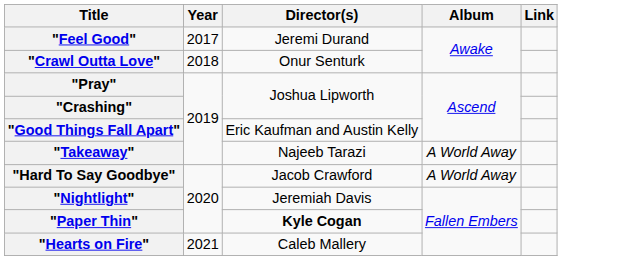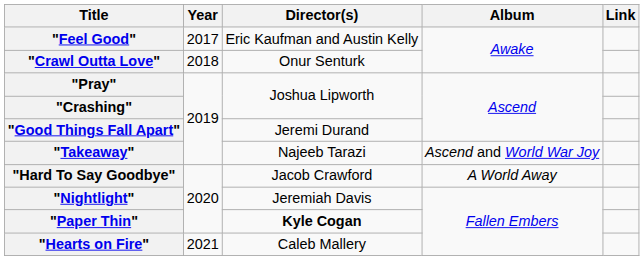(322, 38) Jeremi Durand -> (322, 38) Eric Kaufman and Austin Kelly
(322, 130) Eric Kaufman and Austin Kelly -> (322, 130) Jeremi Durand
(471, 152) A World Away -> (512, 152) Ascend and World War Joy
